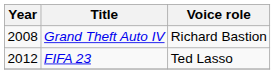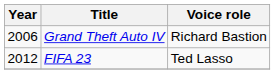(23, 36) 2008 -> (23, 36) 2006
